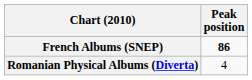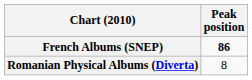(224, 65) 4 -> (224, 65) 8
